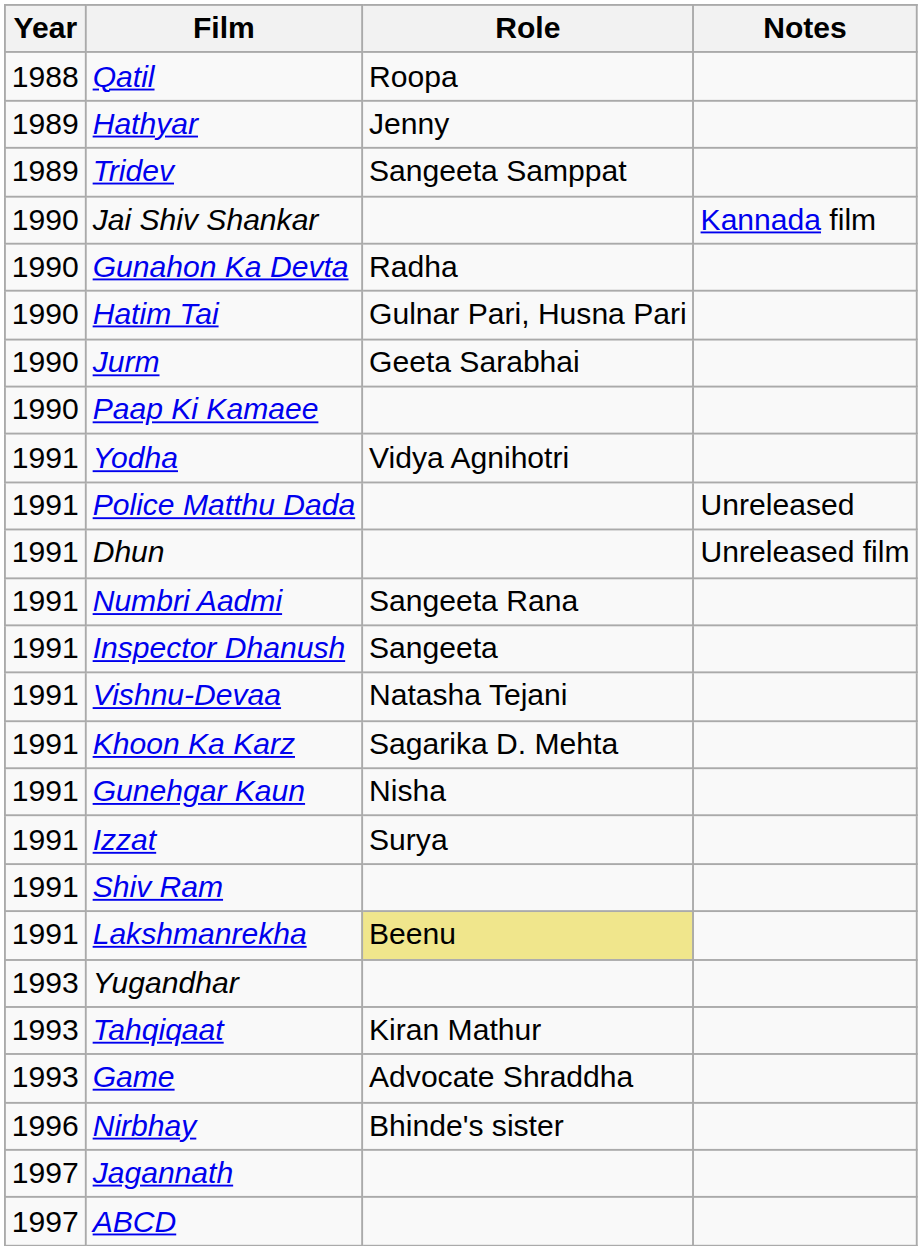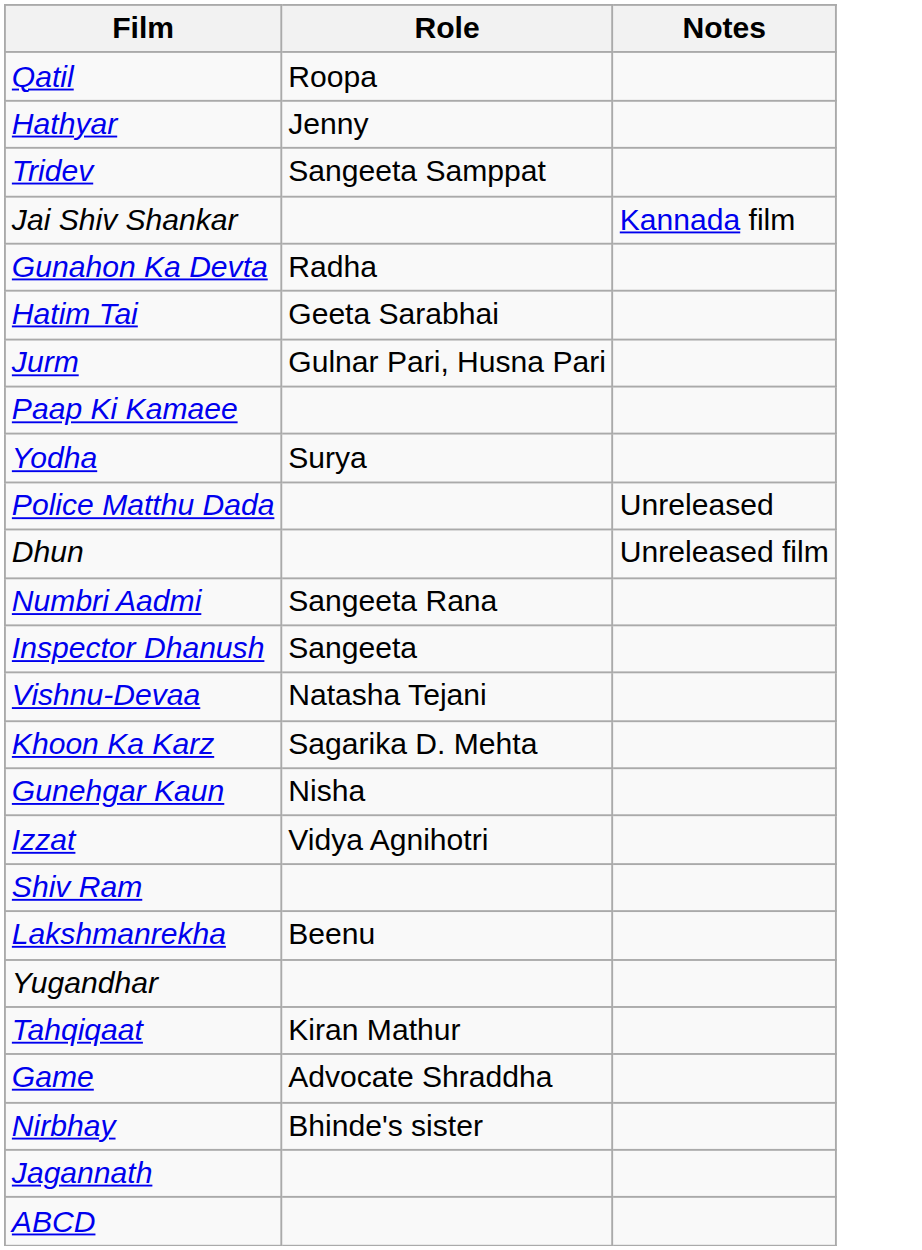- column: (45, 28)
(528, 314) Gulnar Pari, Husna Pari -> (394, 314) Geeta Sarabhai
(474, 362) Geeta Sarabhai -> (447, 362) Gulnar Pari, Husna Pari
(469, 457) Vidya Agnihotri -> (328, 457) Surya
(408, 839) Surya -> (388, 839) Vidya Agnihotri
(413, 934) khaki background -> (332, 934) no background
